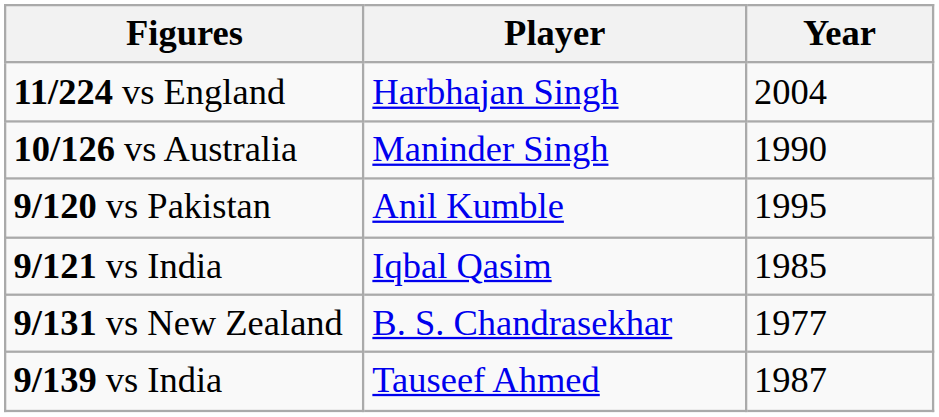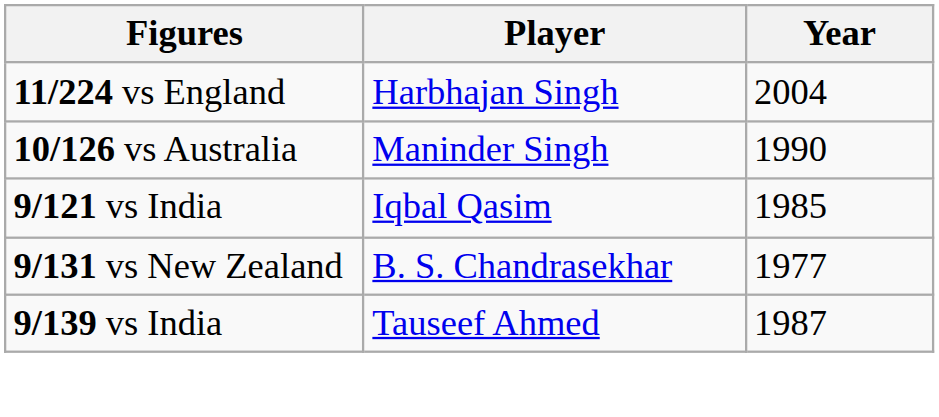- row: (142, 206)
